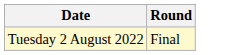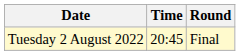+ column: (167, 15)
